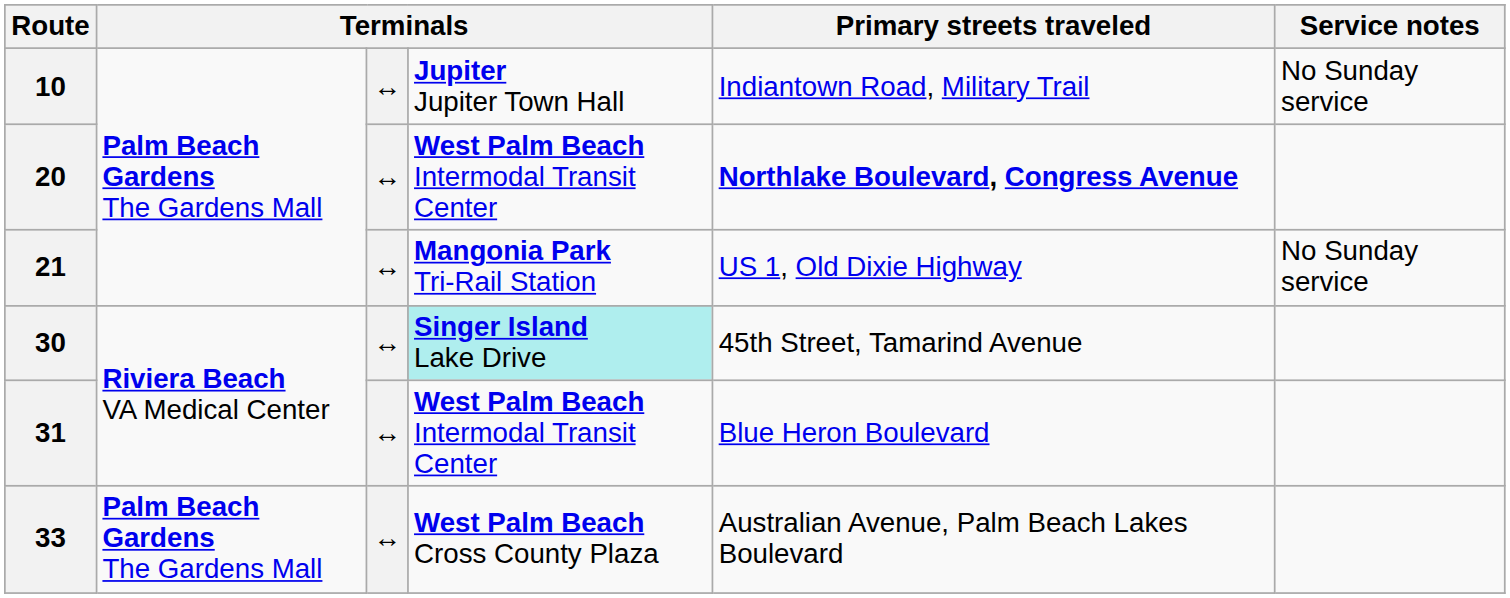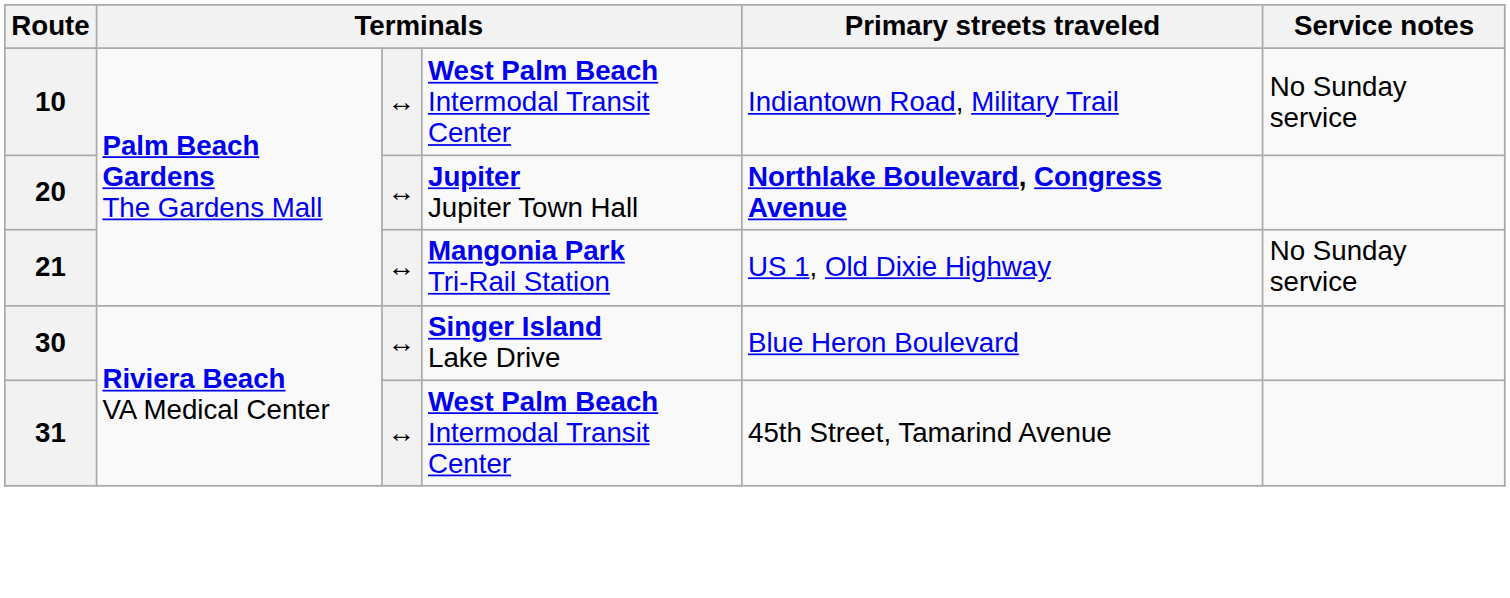(519, 85) Jupiter Jupiter Town Hall -> (543, 101) West Palm Beach Intermodal Transit Center
(529, 176) West Palm Beach Intermodal Transit Center -> (533, 192) Jupiter Jupiter Town Hall
(501, 342) paleturquoise background -> (515, 342) no background
(901, 342) 45th Street, Tamarind Avenue -> (883, 342) Blue Heron Boulevard
(854, 432) Blue Heron Boulevard -> (930, 432) 45th Street, Tamarind Avenue
- row: (50, 538)
